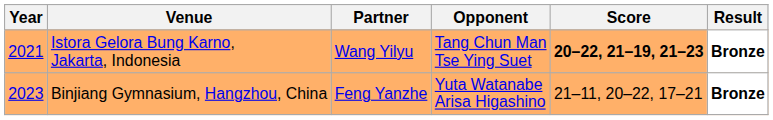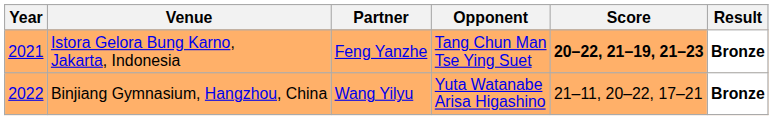(374, 51) Wang Yilyu -> (381, 51) Feng Yanzhe
(26, 94) 2023 -> (26, 94) 2022
(381, 94) Feng Yanzhe -> (374, 94) Wang Yilyu
